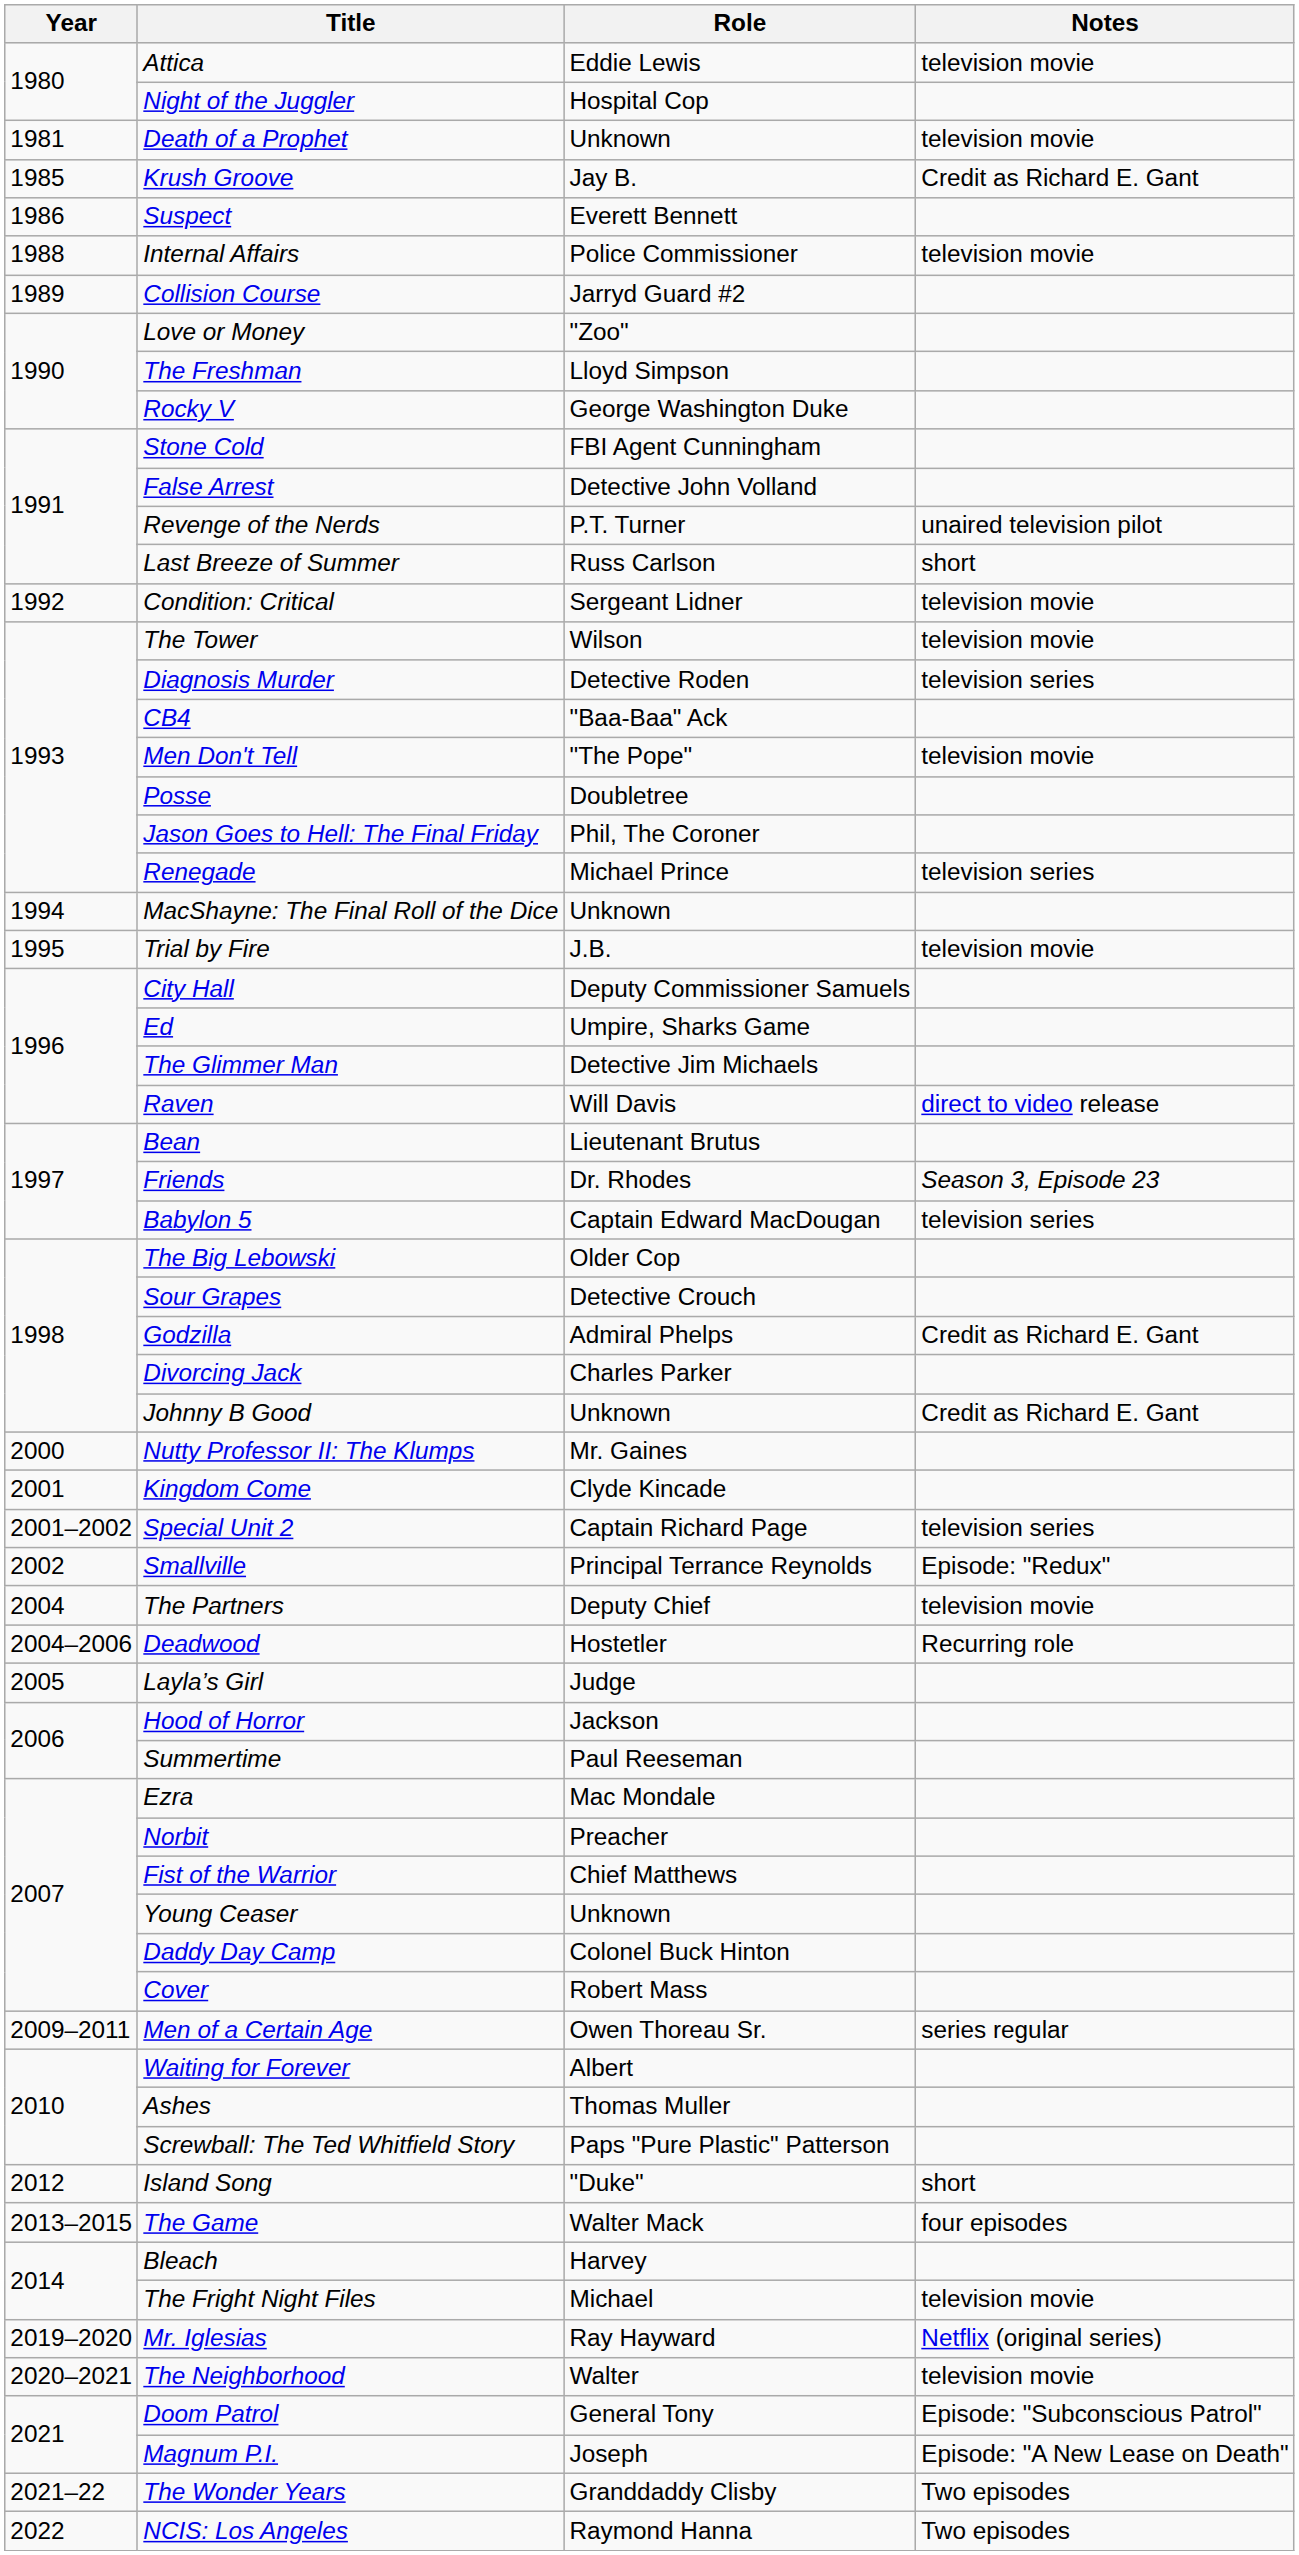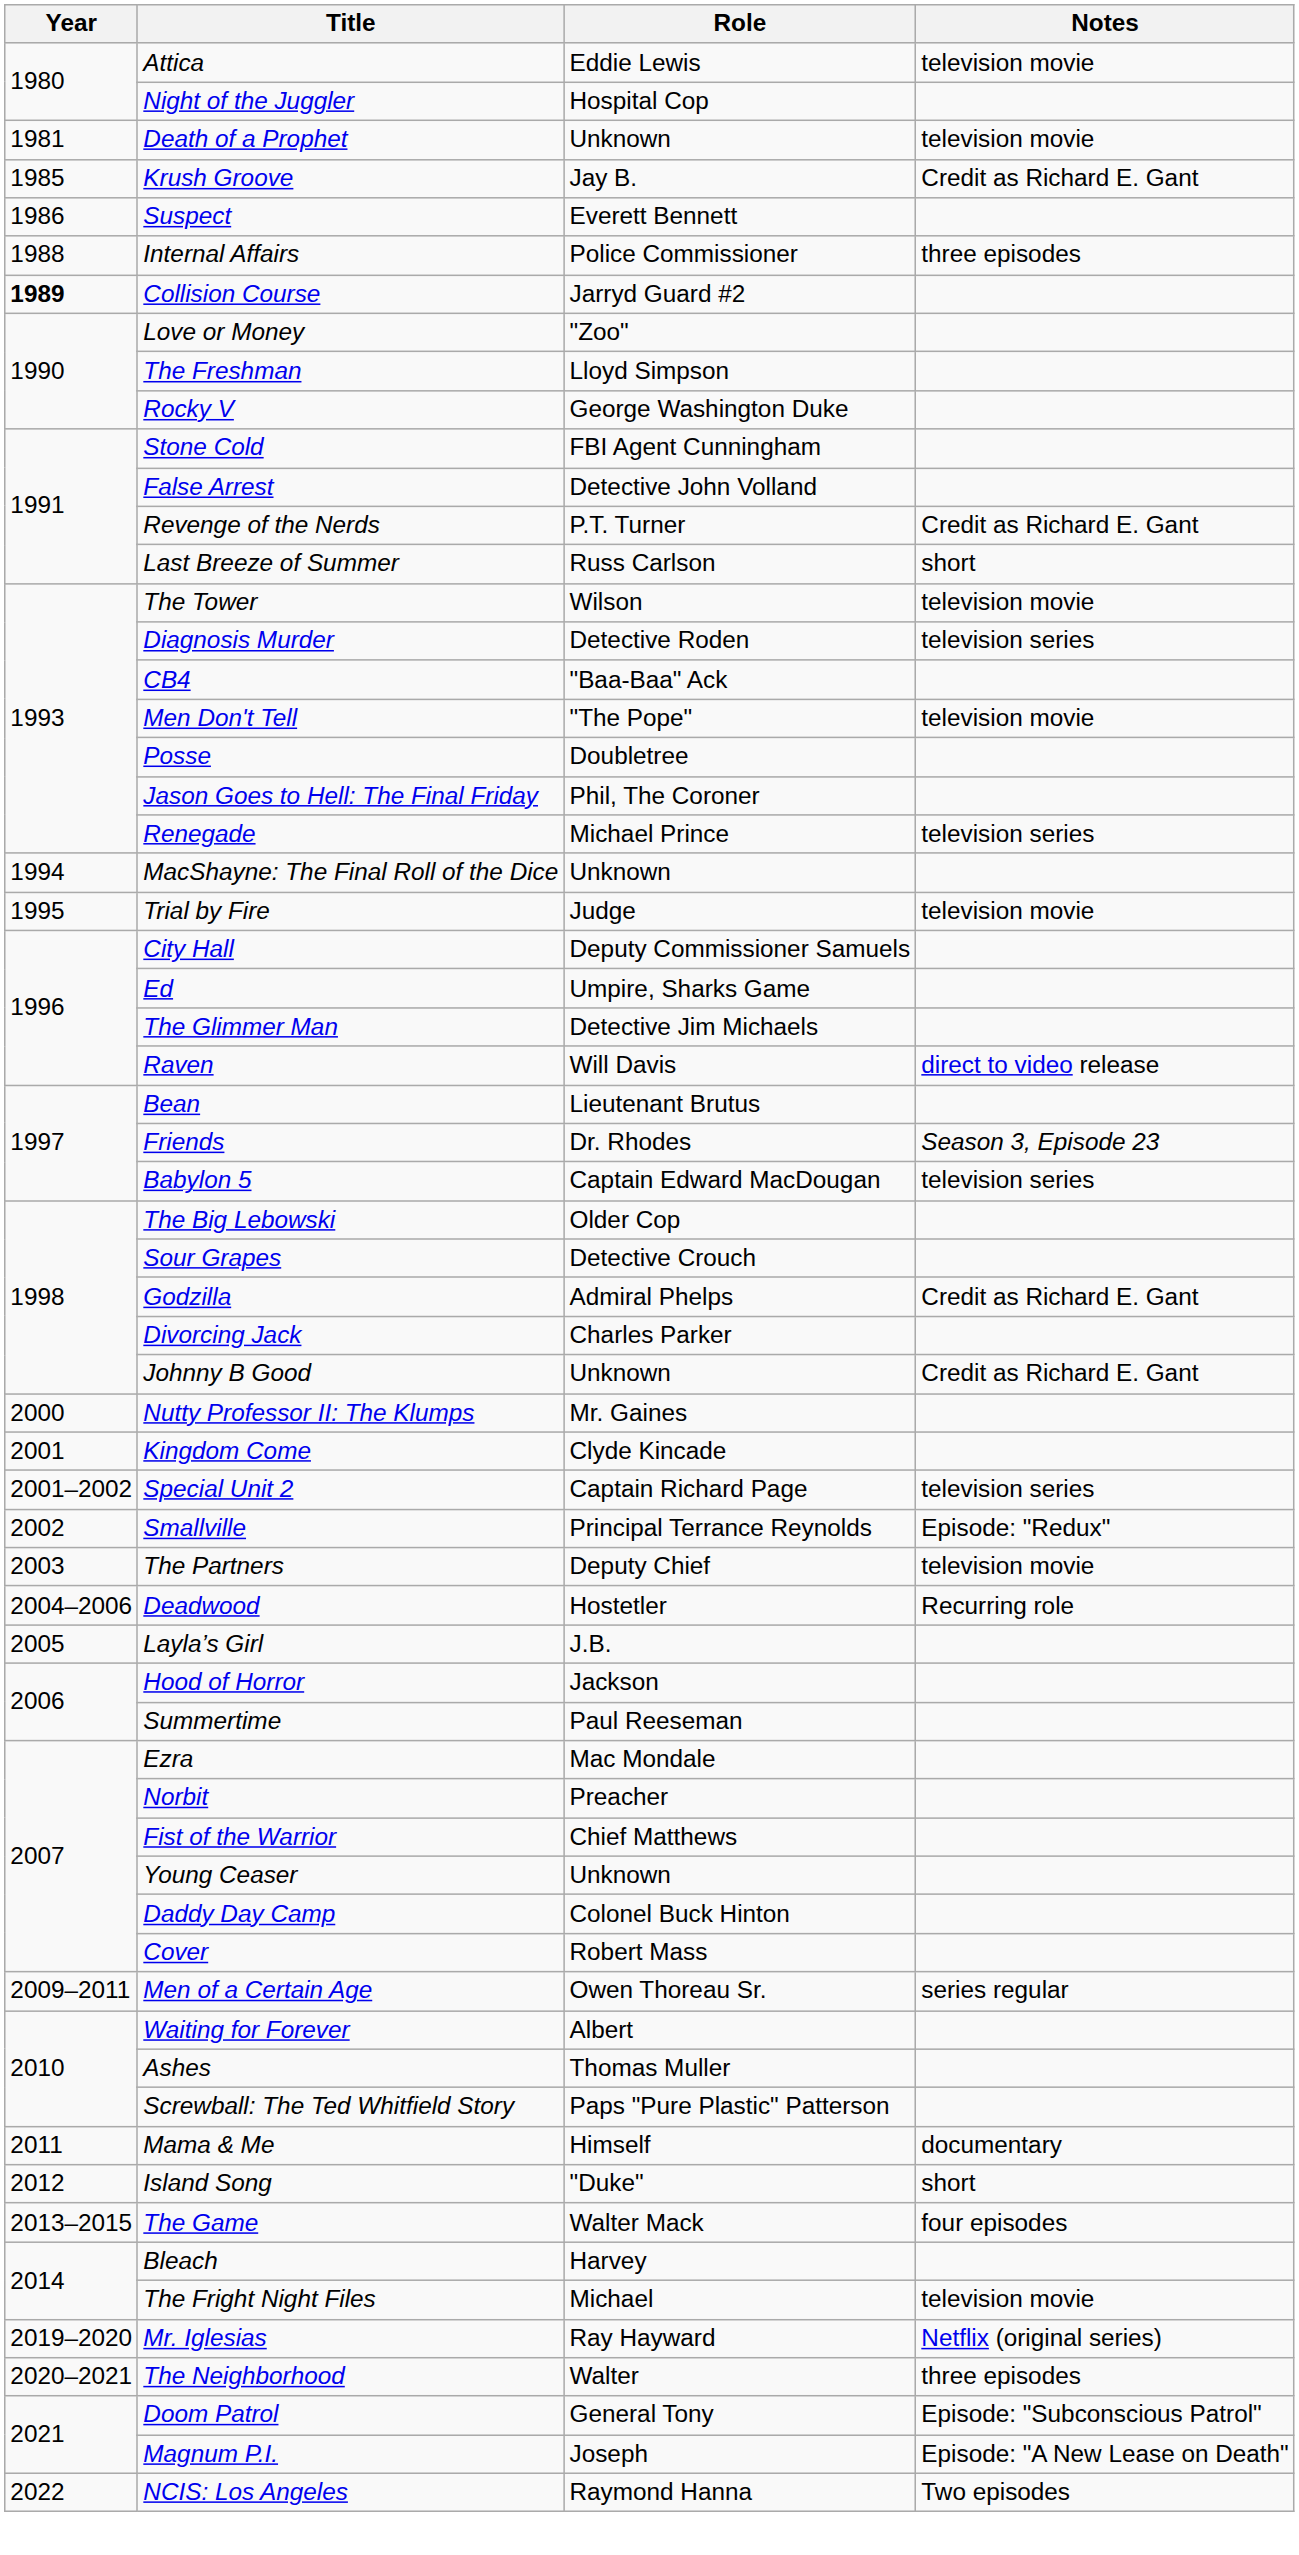(1008, 255) television movie -> (1001, 255) three episodes
(37, 293) normal -> (37, 293) bold
(1042, 525) unaired television pilot -> (1060, 525) Credit as Richard E. Gant
- row: (239, 602)
(590, 949) J.B. -> (603, 910) Judge
(37, 1605) 2004 -> (37, 1566) 2003
(603, 1682) Judge -> (590, 1643) J.B.
+ row: (209, 2145)
(1008, 2376) television movie -> (1001, 2376) three episodes
- row: (244, 2492)
